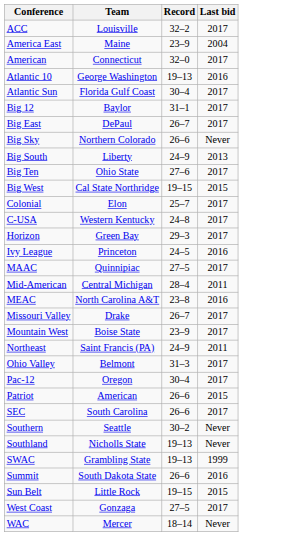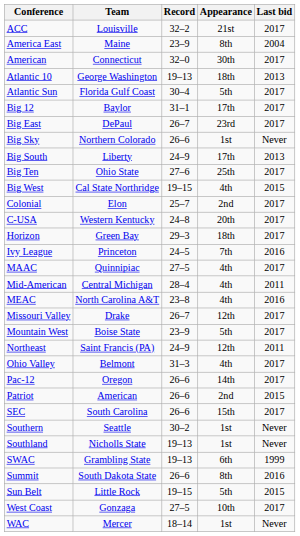+ column: (226, 12)
(218, 76) 2016 -> (274, 76) 2013
(180, 380) 30–4 -> (180, 380) 26–6
